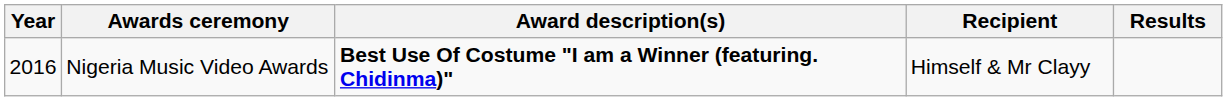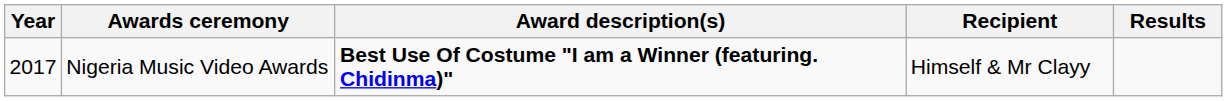(33, 66) 2016 -> (33, 66) 2017
